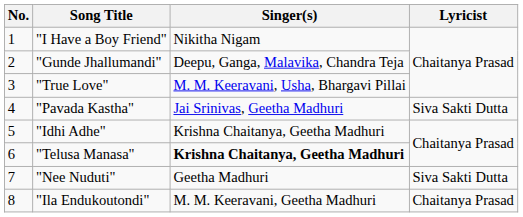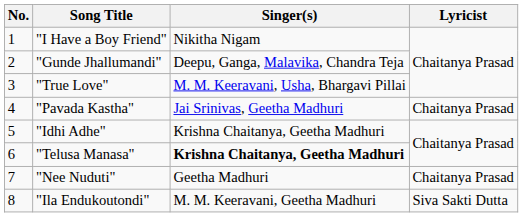(460, 108) Siva Sakti Dutta -> (463, 108) Chaitanya Prasad
(460, 177) Siva Sakti Dutta -> (463, 177) Chaitanya Prasad
(463, 200) Chaitanya Prasad -> (460, 200) Siva Sakti Dutta
